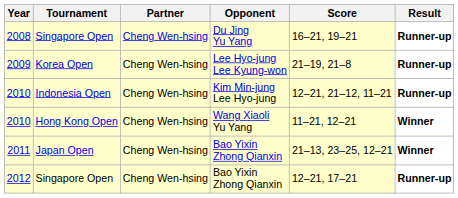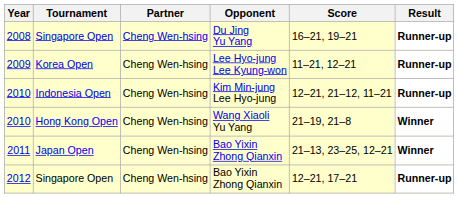(322, 65) 21–19, 21–8 -> (324, 65) 11–21, 12–21
(324, 122) 11–21, 12–21 -> (322, 122) 21–19, 21–8
